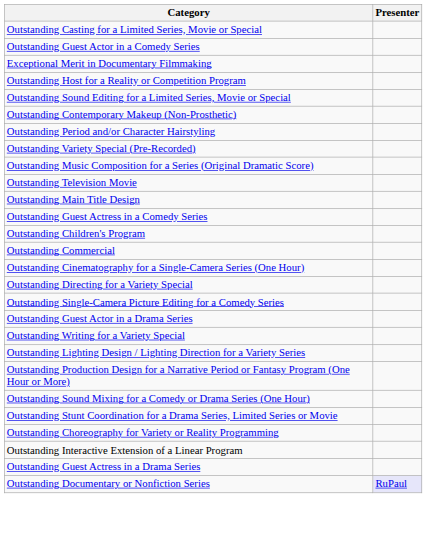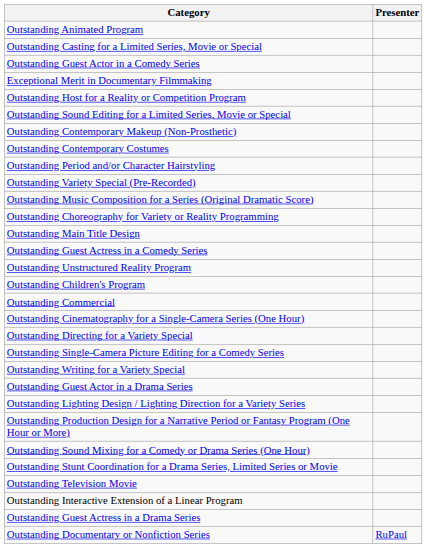+ row: (75, 30)
+ row: (88, 149)
rows swapped: (143, 433) <-> (72, 183)
+ row: (99, 268)
rows swapped: (100, 319) <-> (96, 336)
(391, 484) lavender background -> (391, 535) no background
